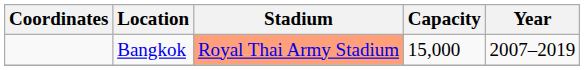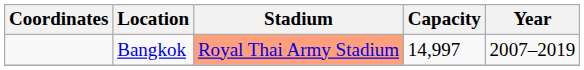(434, 49) 15,000 -> (434, 49) 14,997
